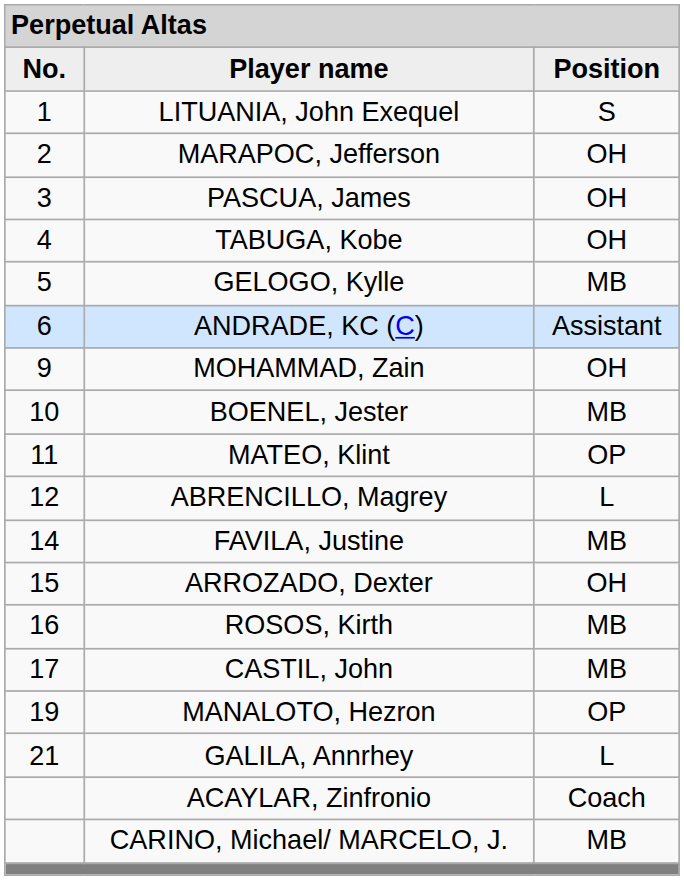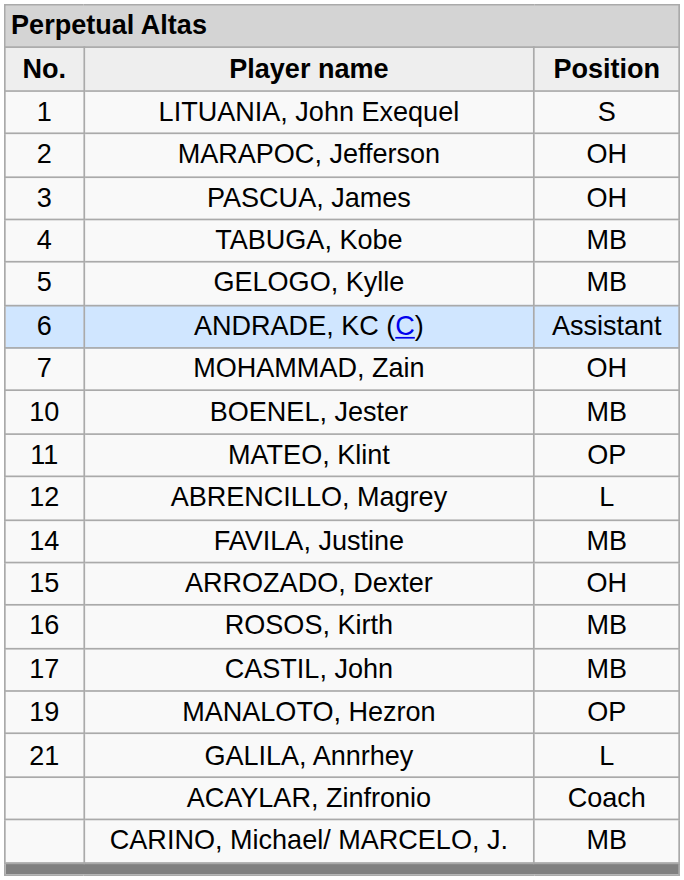(607, 240) OH -> (607, 240) MB
(44, 369) 9 -> (44, 369) 7
